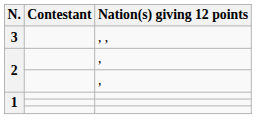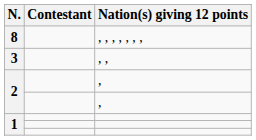+ row: (14, 37)
